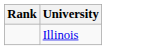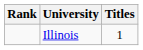+ column: (120, 14)
